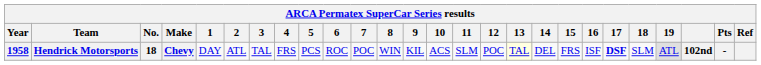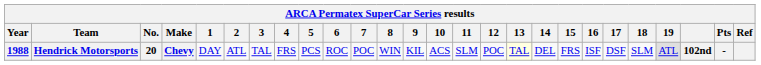(18, 51) 1958 -> (18, 51) 1988
(151, 51) 18 -> (151, 51) 20
(616, 51) bold -> (616, 51) normal
